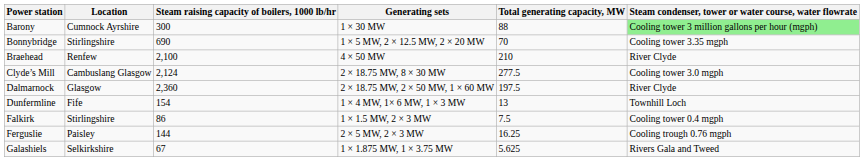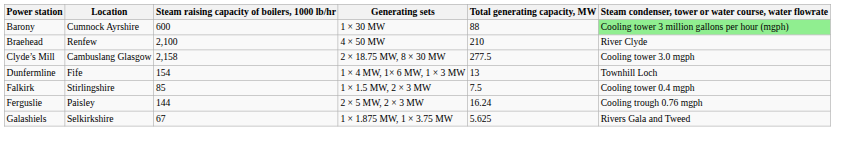(163, 27) 300 -> (163, 27) 600
- row: (32, 42)
(167, 73) 2,124 -> (167, 57) 2,158
- row: (30, 88)
(161, 118) 86 -> (161, 88) 85
(509, 133) 16.25 -> (480, 103) 16.24
